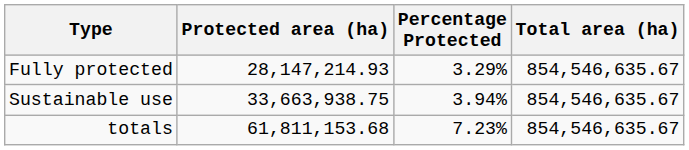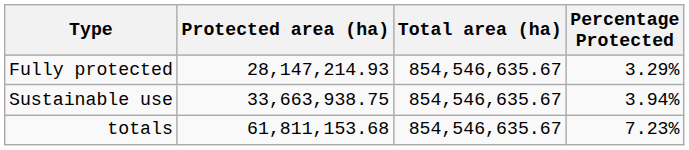columns swapped: (598, 30) <-> (452, 30)
